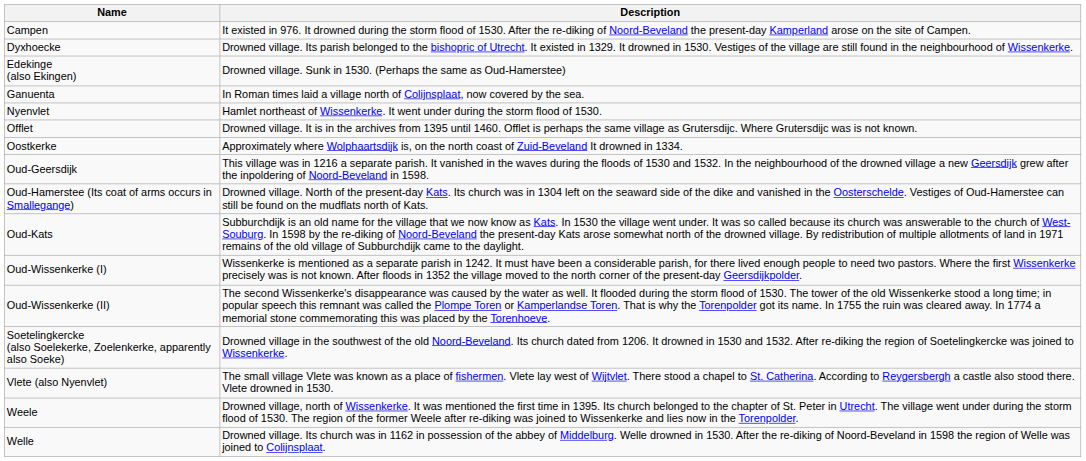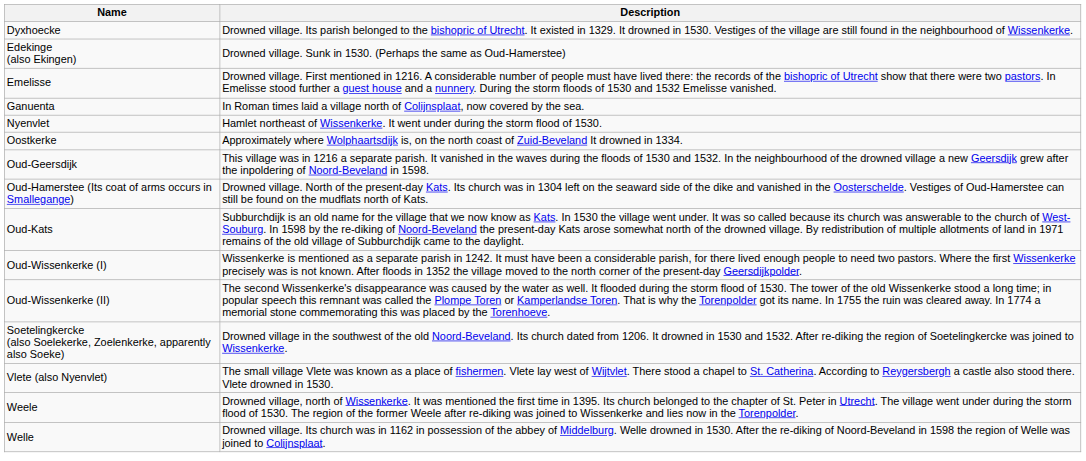- row: (27, 30)
+ row: (29, 83)
- row: (20, 128)
